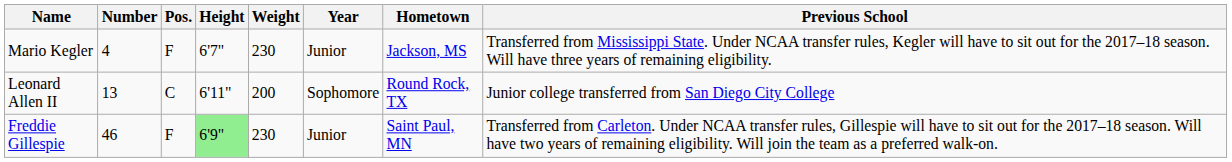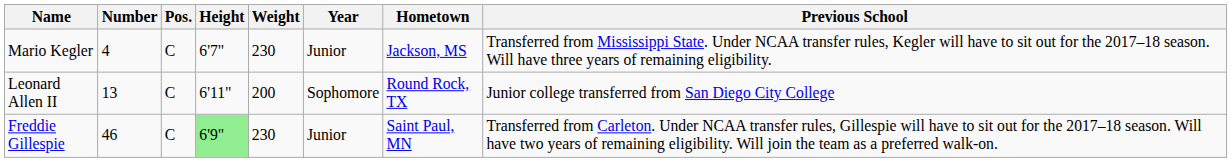(169, 50) F -> (170, 50) C
(169, 135) F -> (170, 135) C
